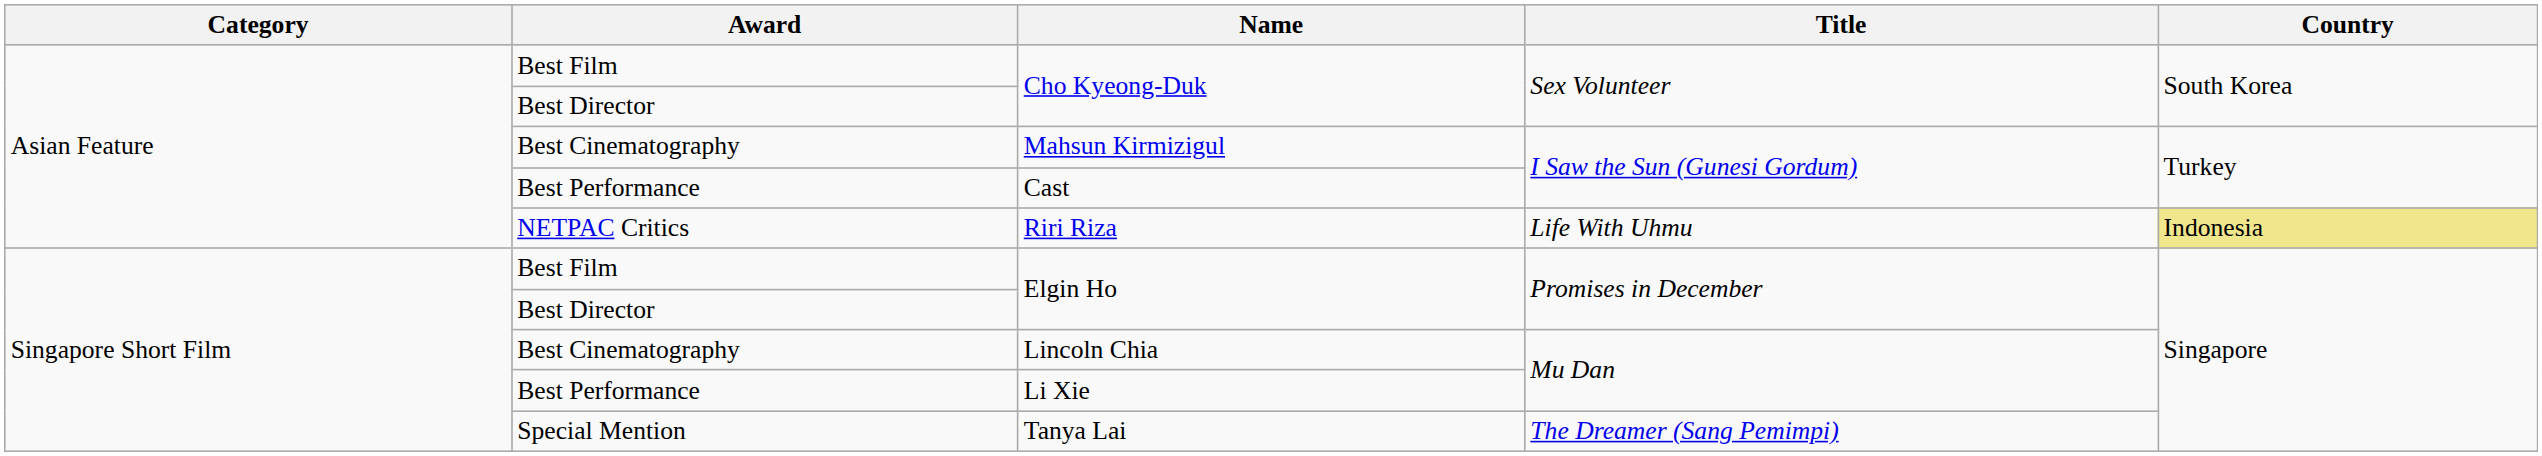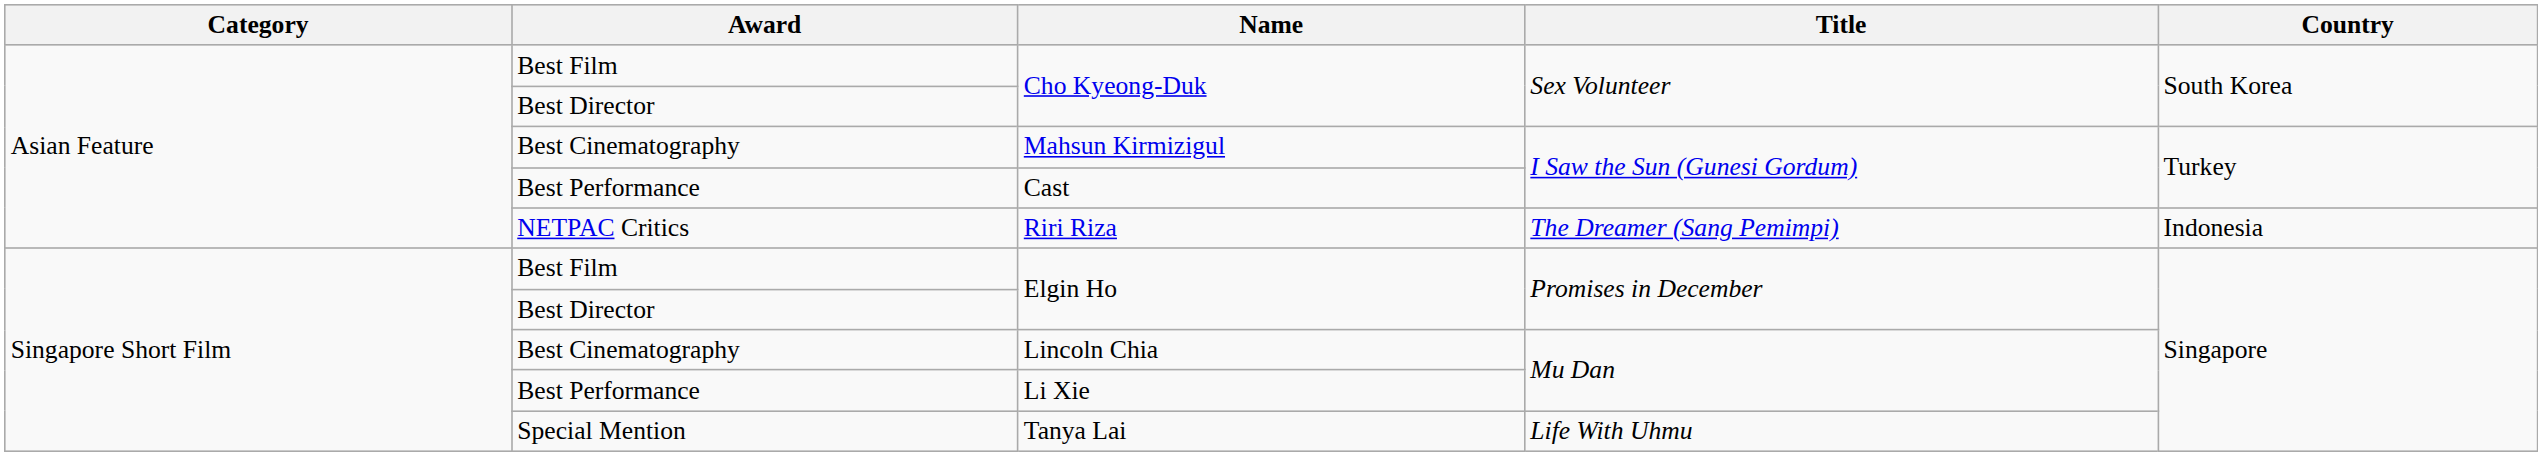(1611, 227) Life With Uhmu -> (1685, 227) The Dreamer (Sang Pemimpi)
(2213, 227) khaki background -> (2213, 227) no background
(1685, 430) The Dreamer (Sang Pemimpi) -> (1611, 430) Life With Uhmu
